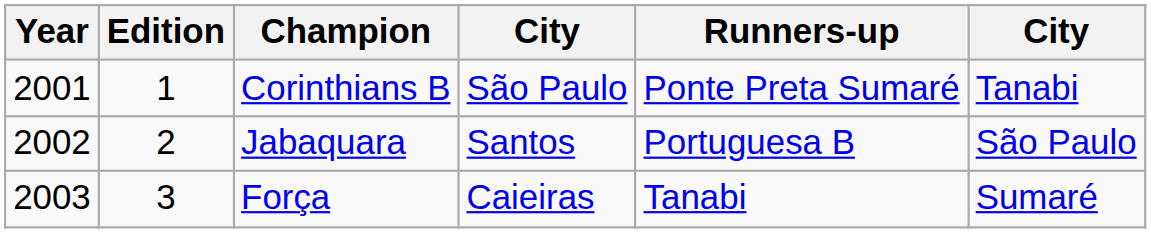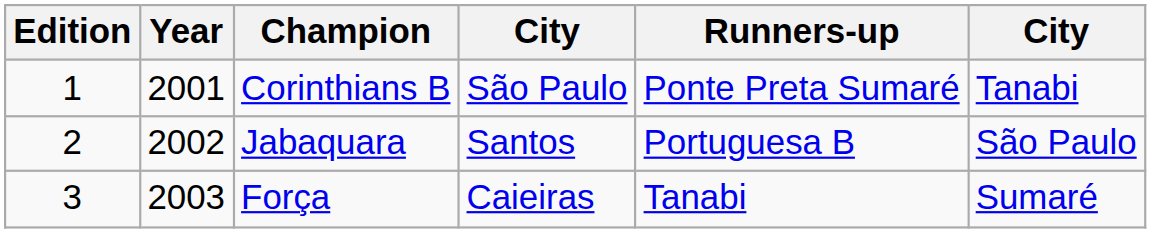columns swapped: (52, 32) <-> (166, 32)
